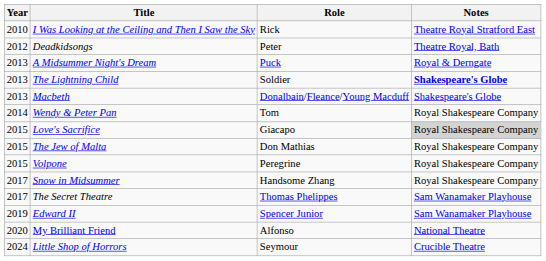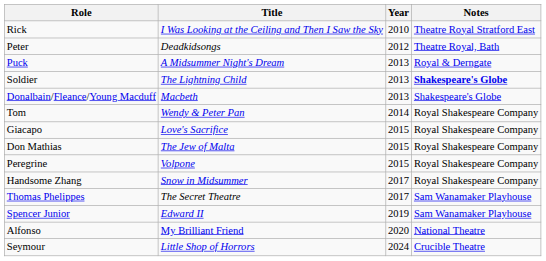columns swapped: (17, 12) <-> (334, 12)
(476, 130) lightgrey background -> (476, 130) no background
